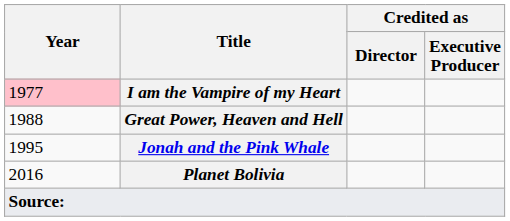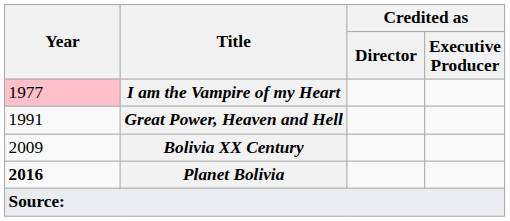(26, 119) 1988 -> (26, 119) 1991
- row: (234, 147)
+ row: (234, 147)
(26, 174) normal -> (26, 174) bold
